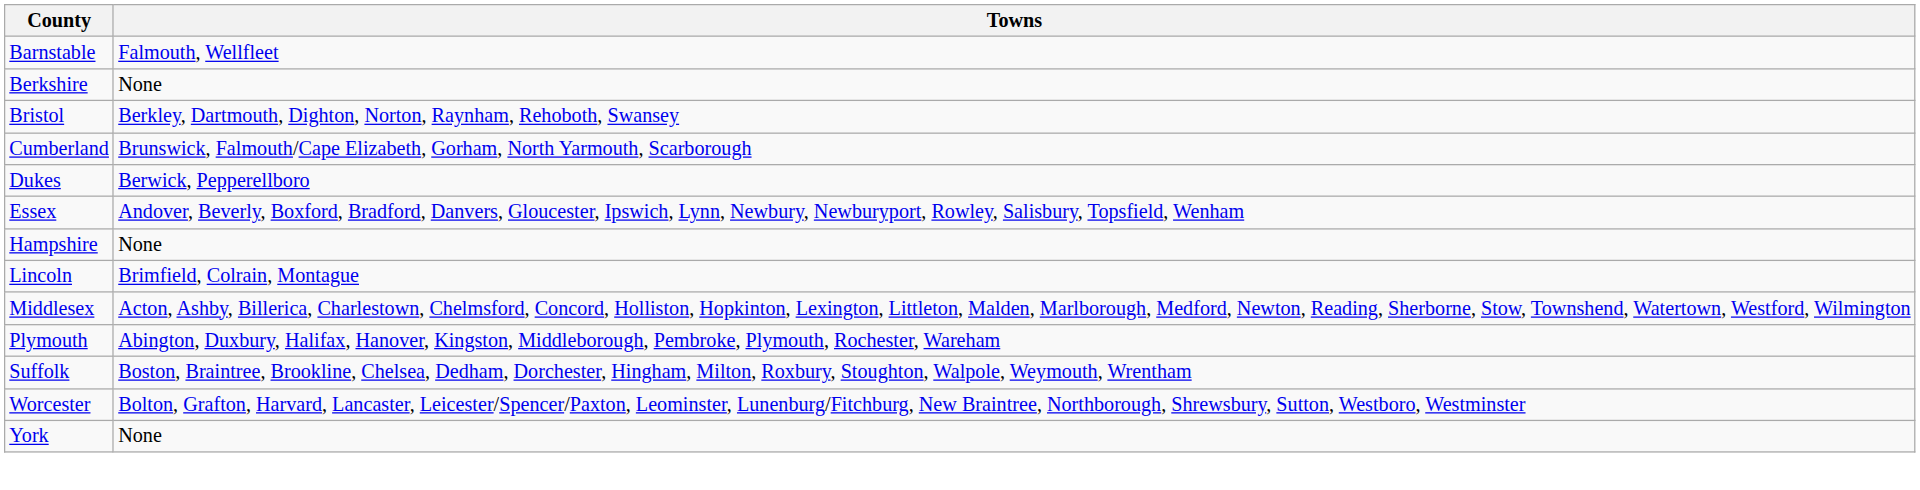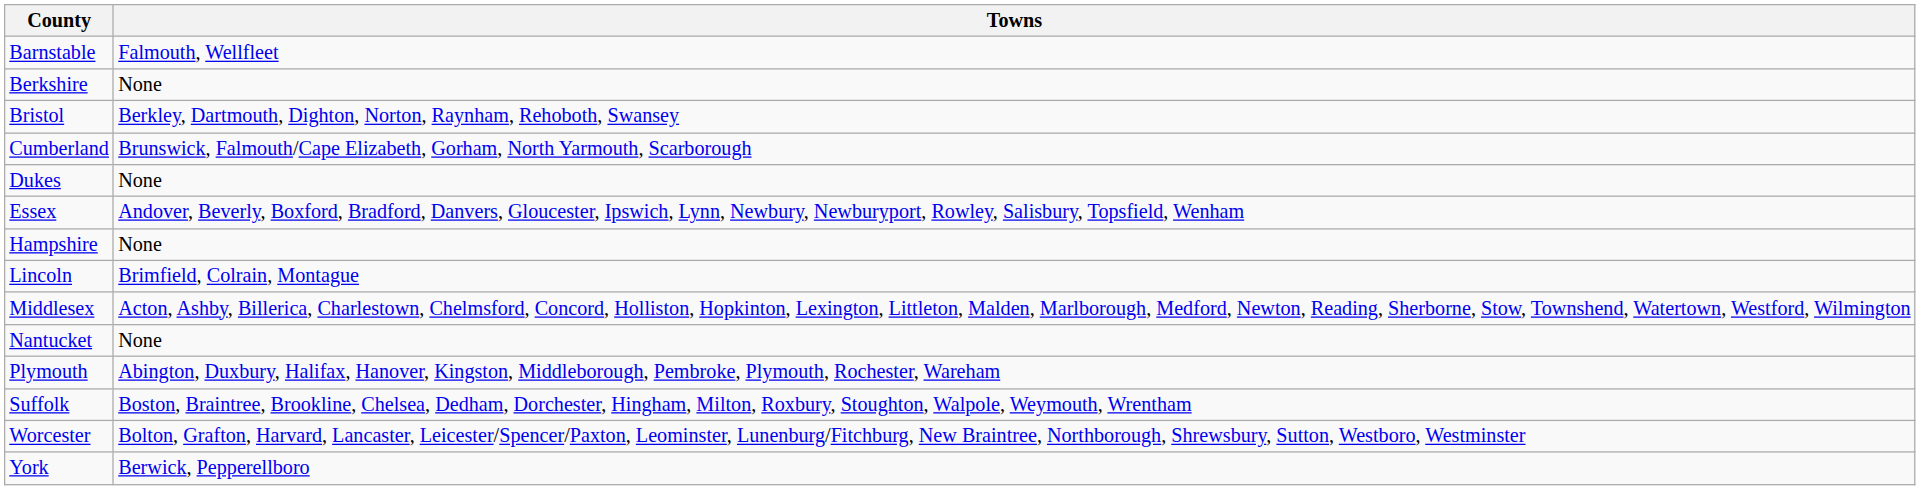(214, 180) Berwick, Pepperellboro -> (140, 180) None
+ row: (51, 340)
(140, 436) None -> (214, 468) Berwick, Pepperellboro
